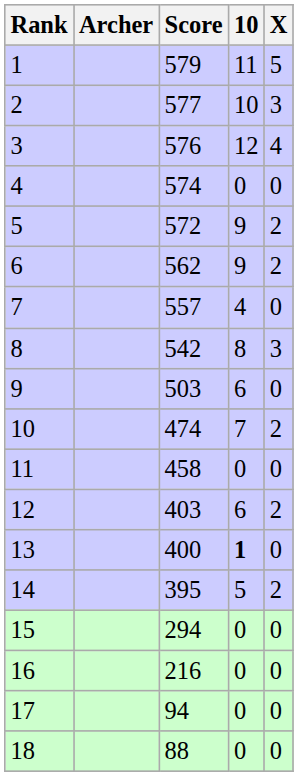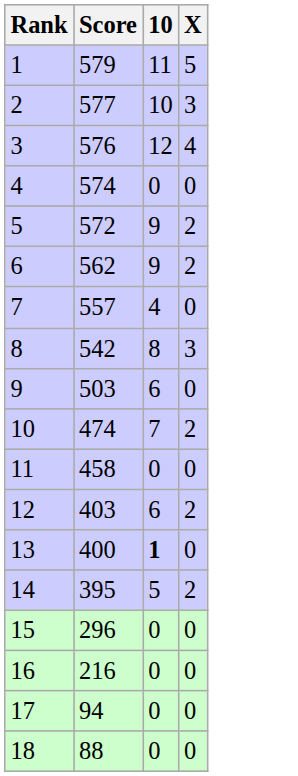- column: (116, 24)
(183, 630) 294 -> (97, 630) 296
